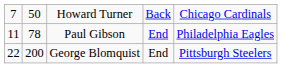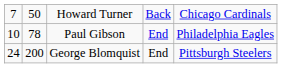(13, 33) 11 -> (13, 33) 10
(13, 53) 22 -> (13, 53) 24
